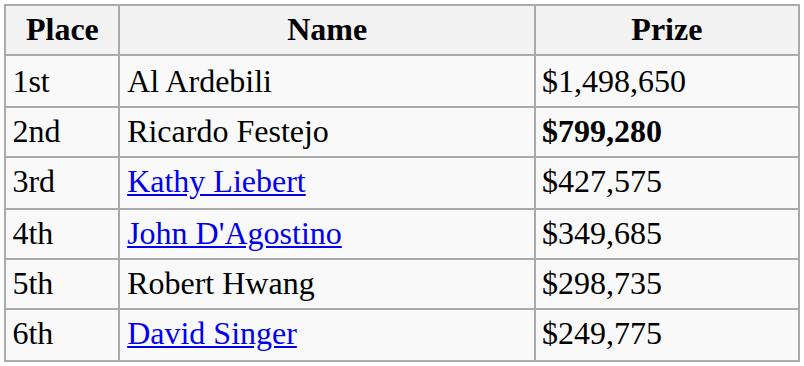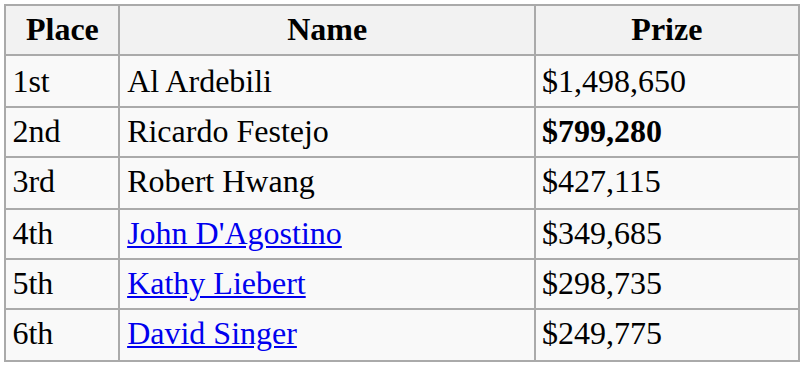(216, 182) Kathy Liebert -> (221, 182) Robert Hwang
(602, 182) $427,575 -> (601, 182) $427,115
(221, 283) Robert Hwang -> (216, 283) Kathy Liebert
